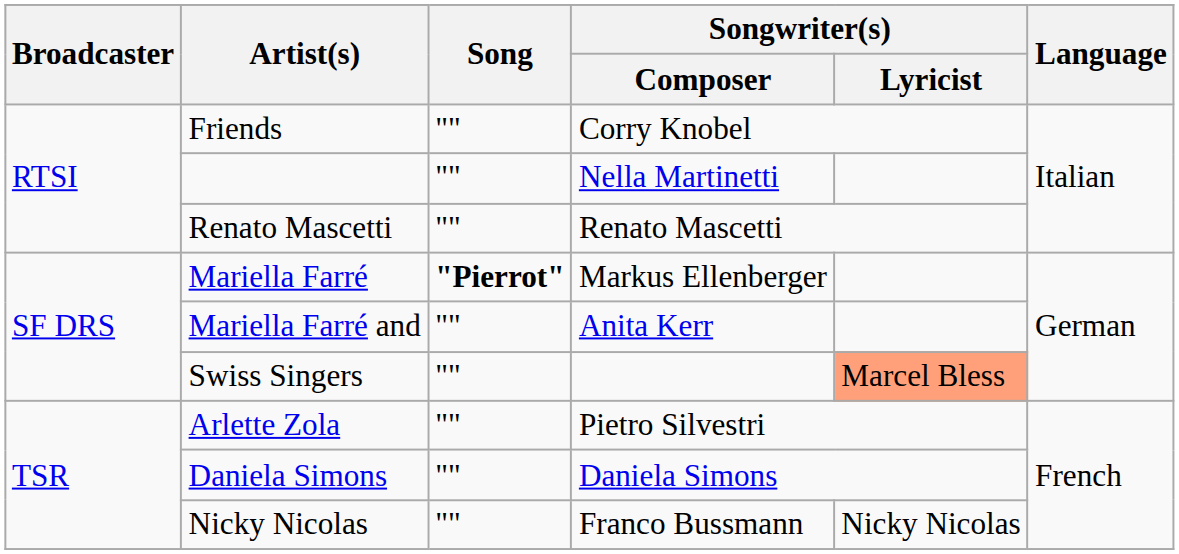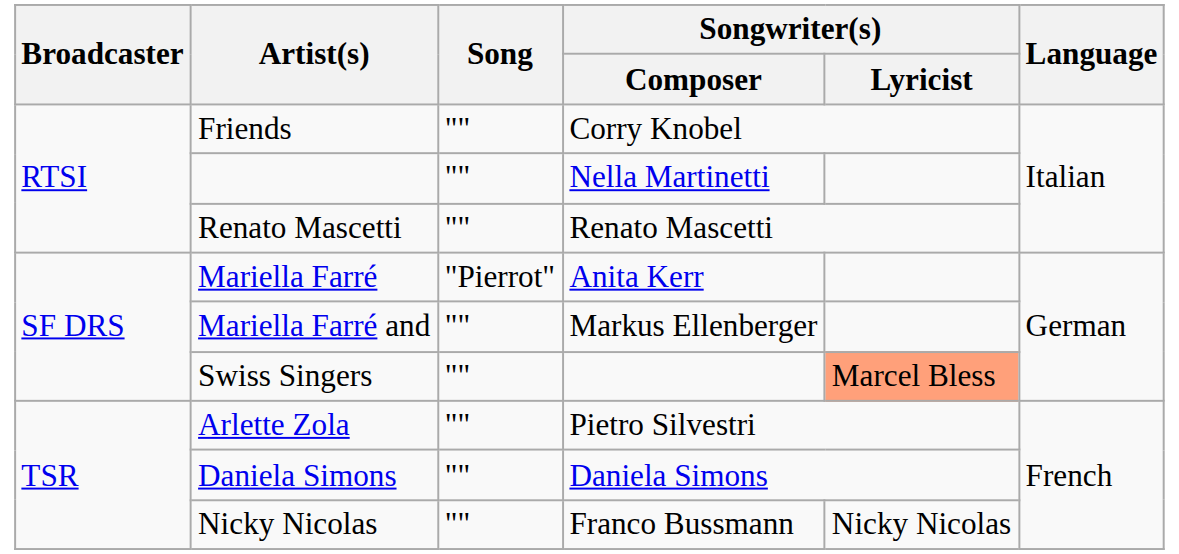(500, 276) bold -> (500, 276) normal
(703, 276) Markus Ellenberger -> (637, 276) Anita Kerr
(646, 326) Anita Kerr -> (693, 326) Markus Ellenberger
